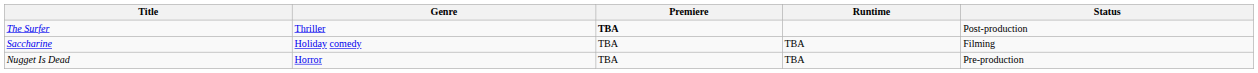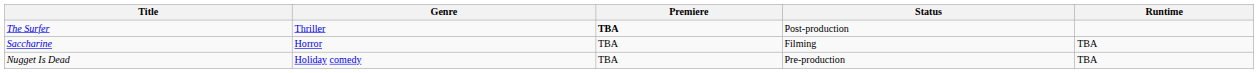columns swapped: (872, 12) <-> (1107, 12)
(328, 44) Holiday comedy -> (308, 44) Horror
(308, 60) Horror -> (328, 60) Holiday comedy
